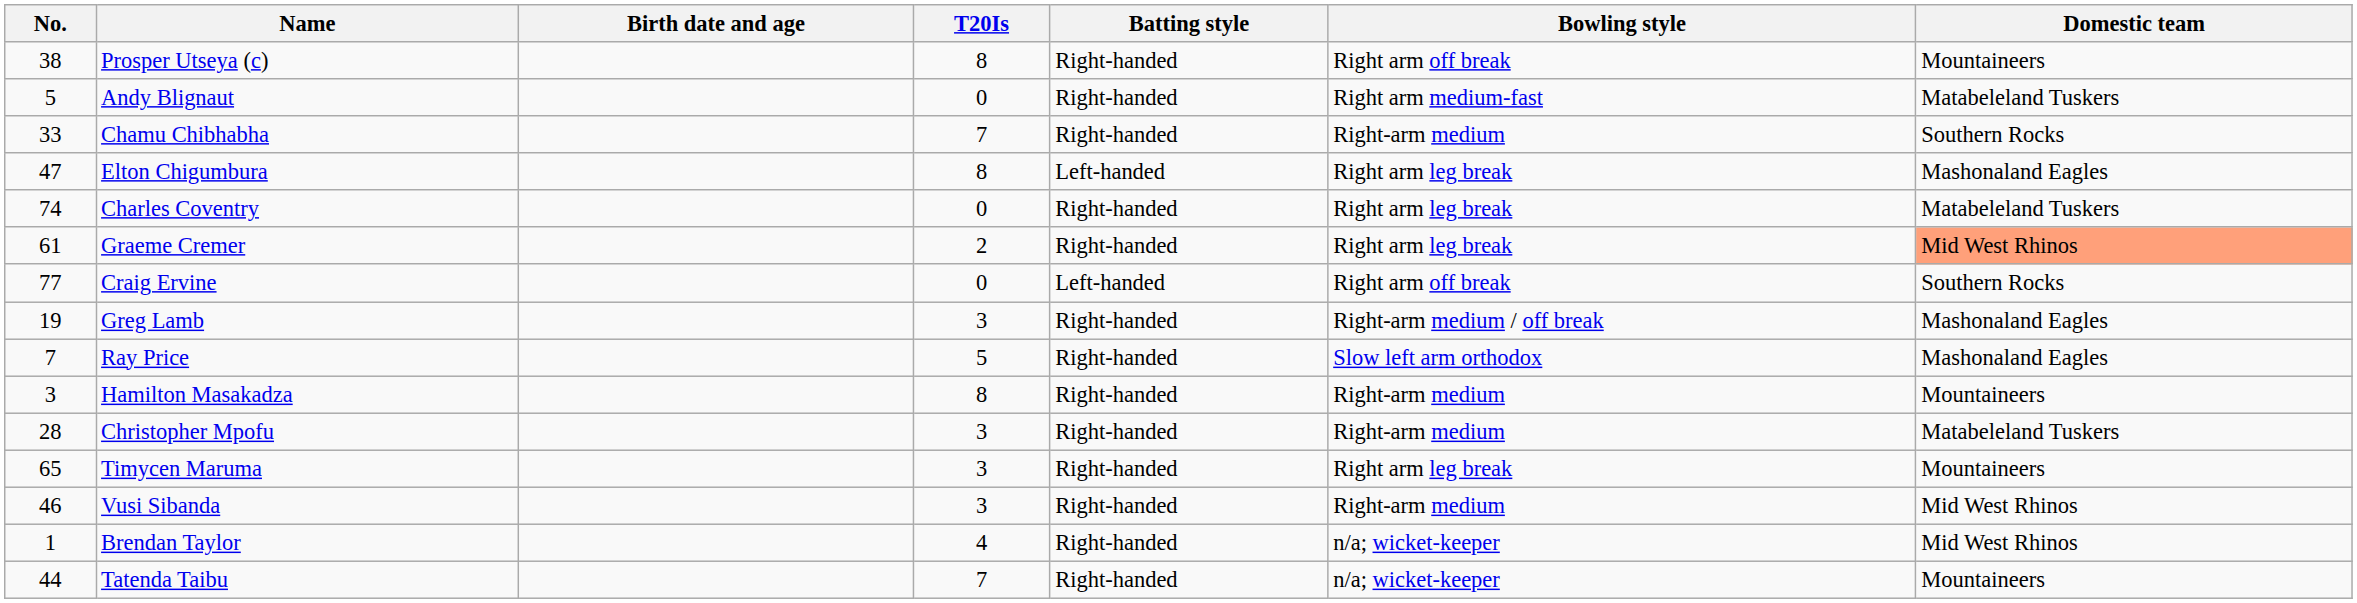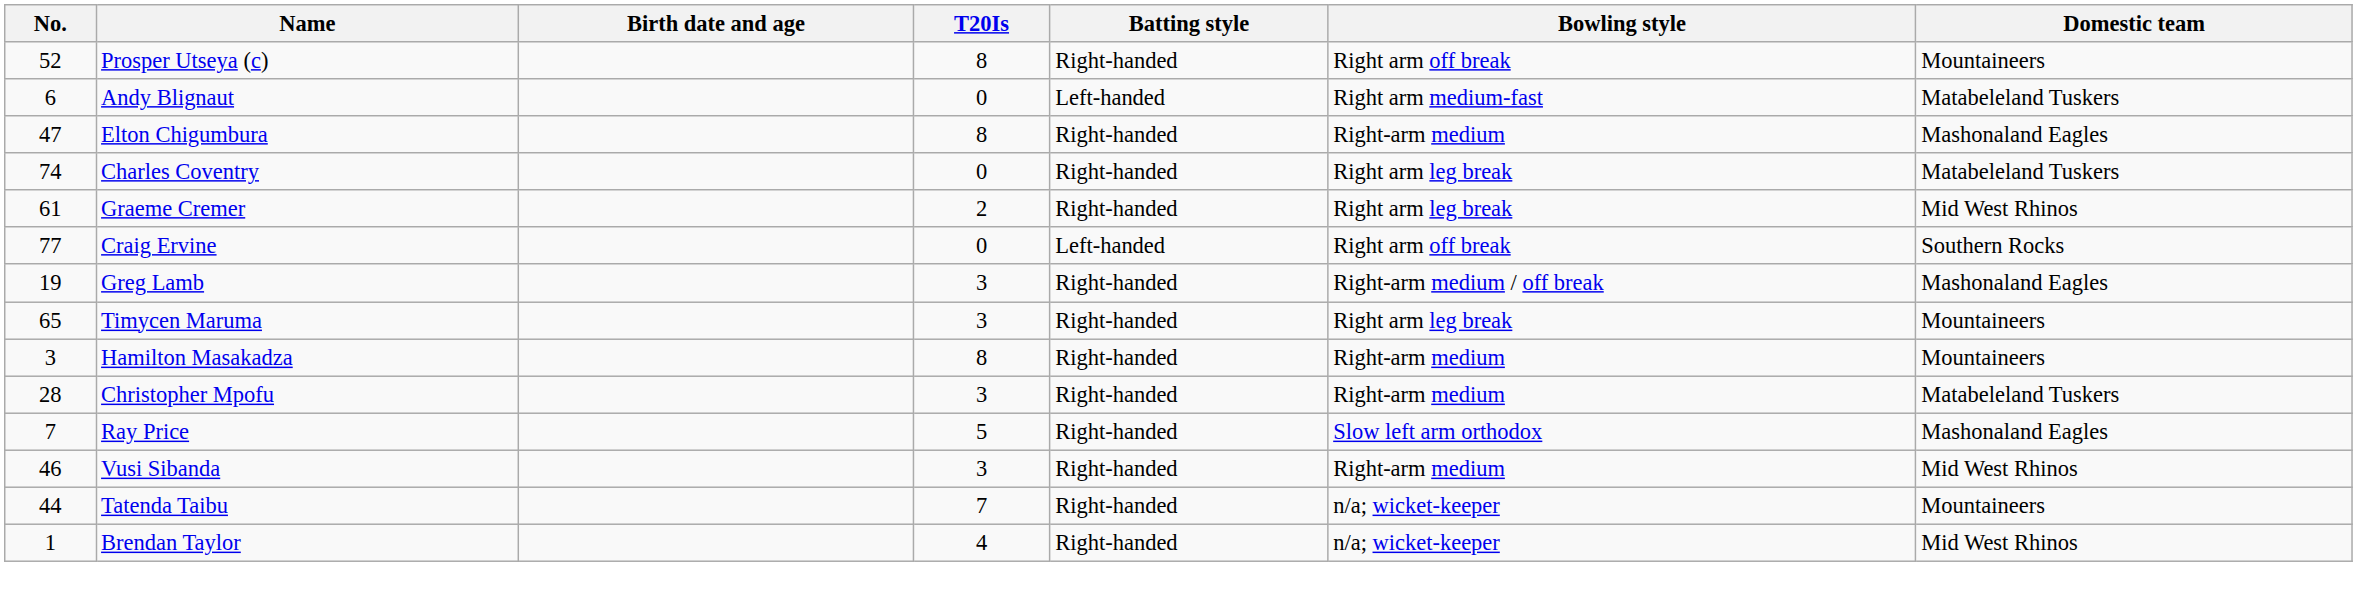(50, 60) 38 -> (50, 60) 52
(50, 97) 5 -> (50, 97) 6
(1116, 97) Right-handed -> (1110, 97) Left-handed
- row: (185, 134)
(1110, 171) Left-handed -> (1116, 134) Right-handed
(1423, 171) Right arm leg break -> (1419, 134) Right-arm medium
(1999, 245) lightsalmon background -> (1999, 208) no background
rows swapped: (182, 468) <-> (145, 357)
rows swapped: (165, 579) <-> (171, 542)
